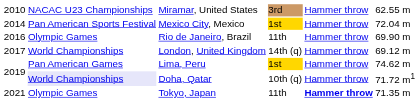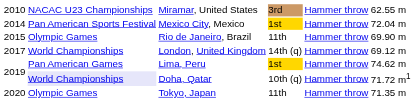(15, 37) 2016 -> (15, 37) 2015
(15, 93) 2021 -> (15, 93) 2020
(339, 93) bold -> (336, 93) normal
